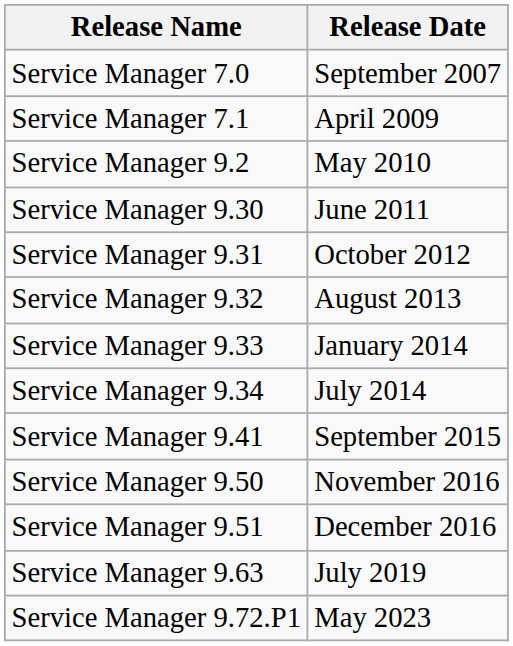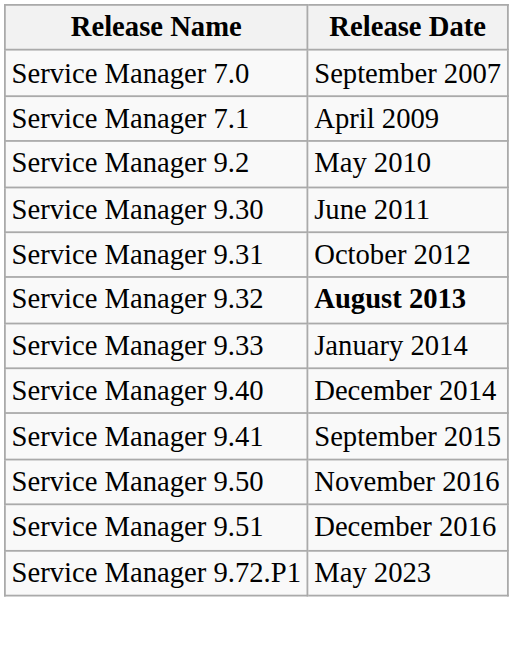(388, 299) normal -> (390, 299) bold
- row: (138, 390)
+ row: (138, 390)
- row: (138, 572)
